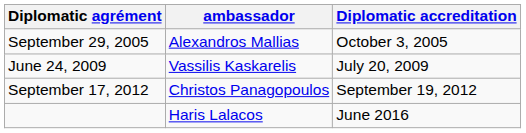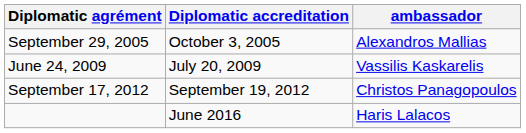columns swapped: (426, 16) <-> (249, 16)
